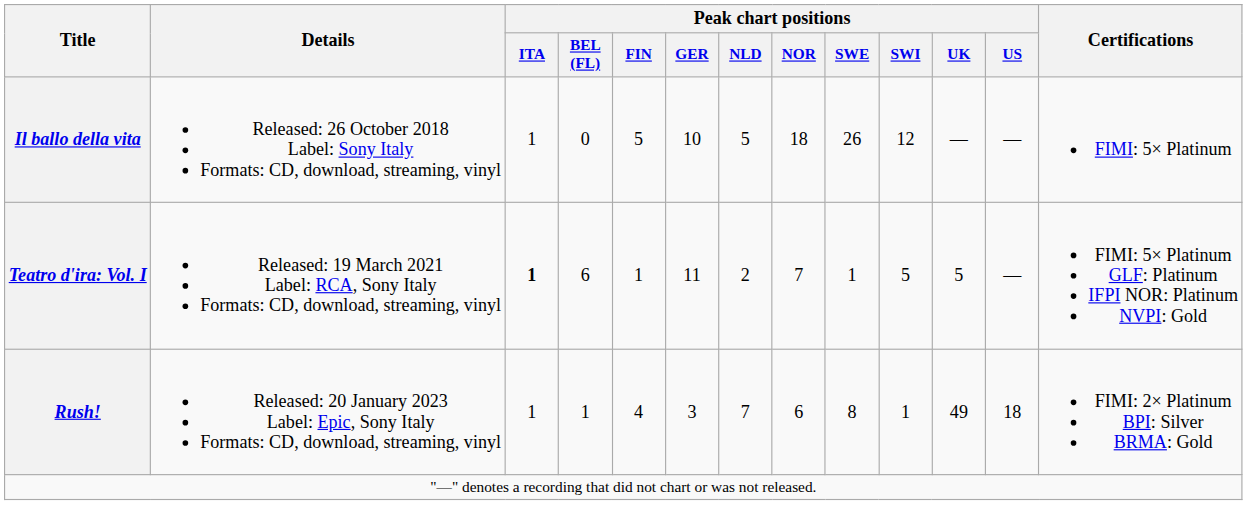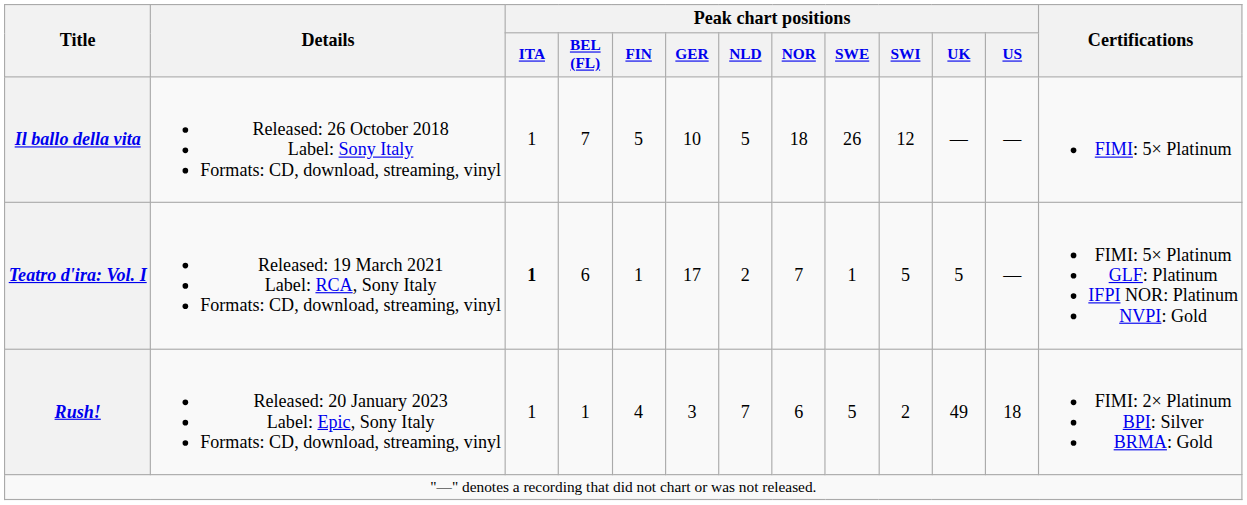(585, 139) 0 -> (585, 139) 7
(692, 275) 11 -> (692, 275) 17
(852, 411) 8 -> (852, 411) 5
(906, 411) 1 -> (906, 411) 2
